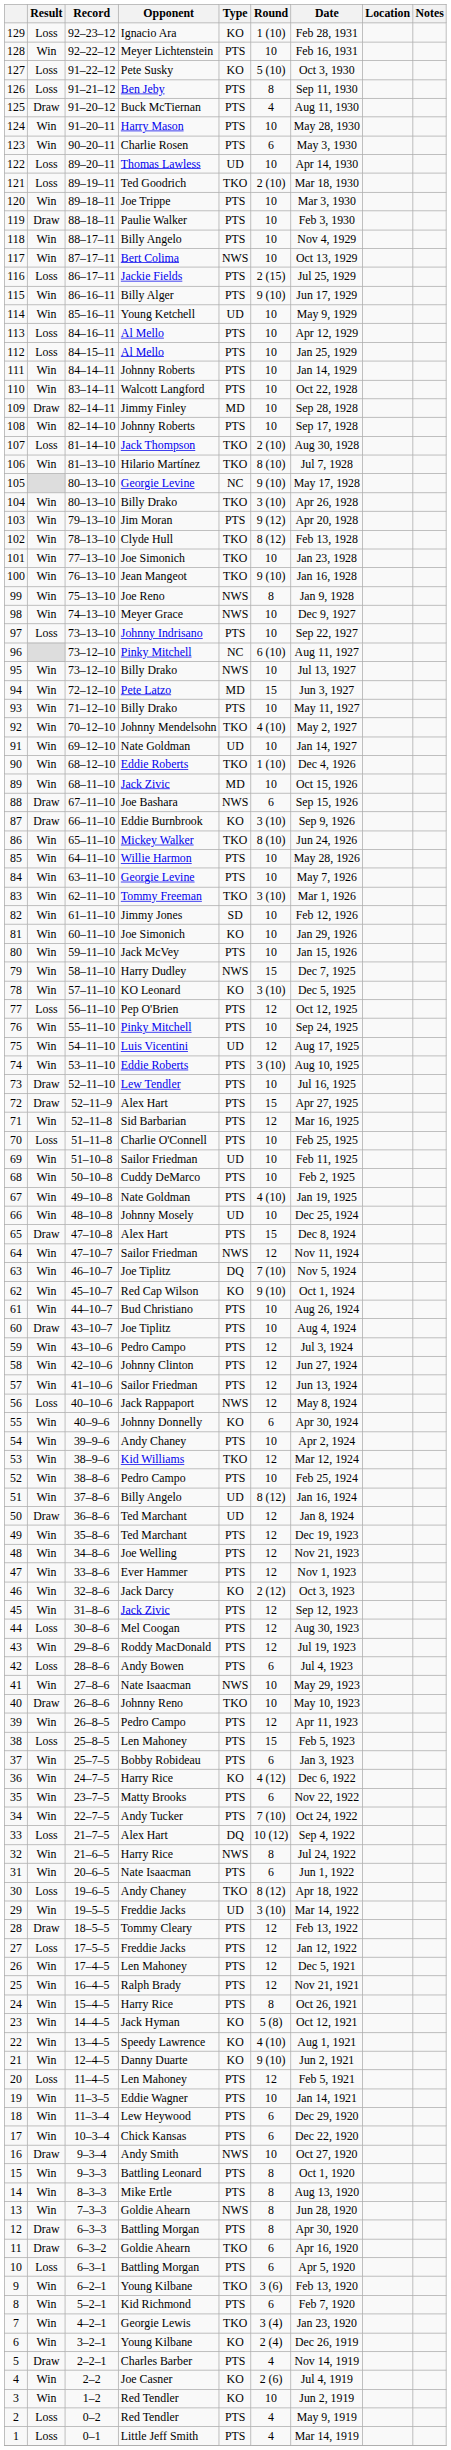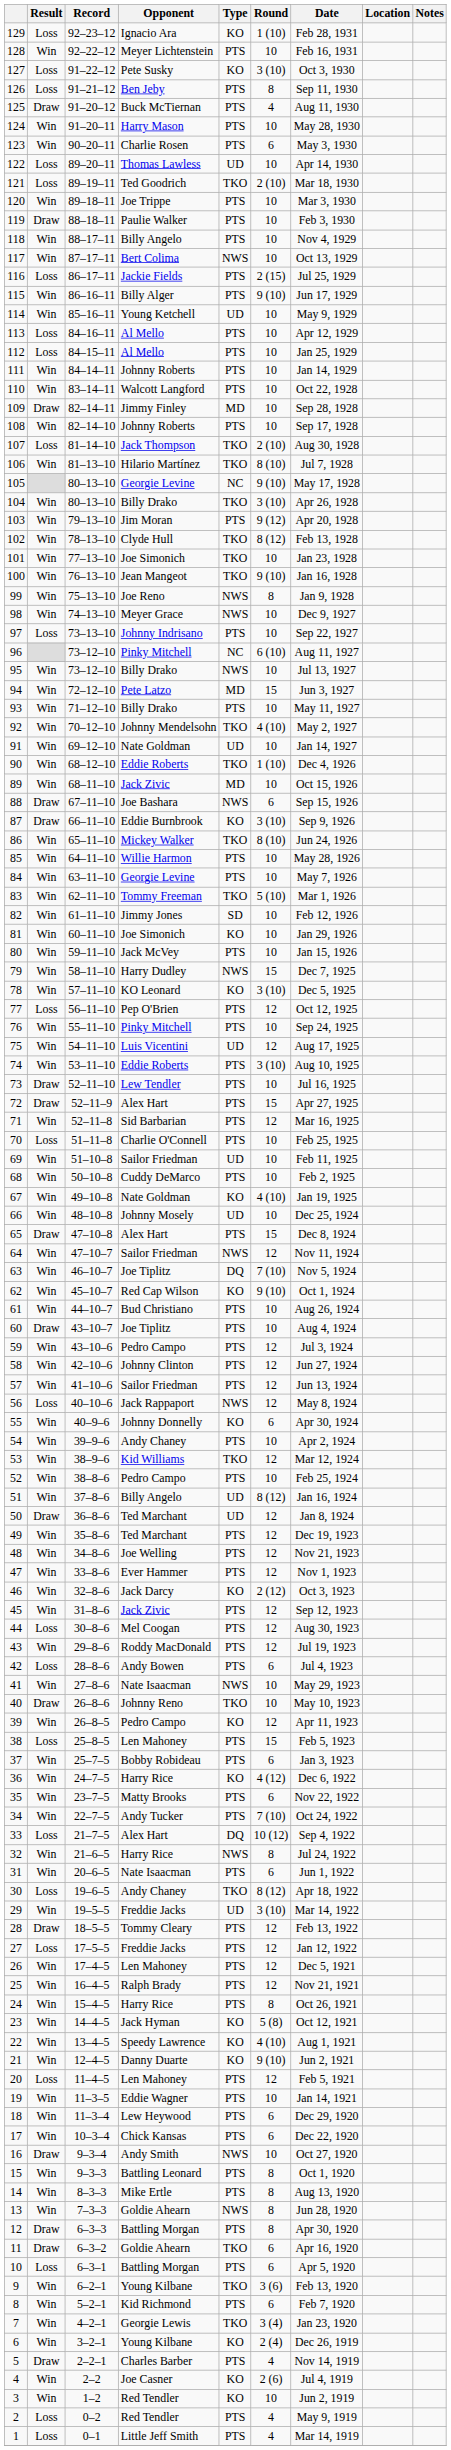(271, 70) 5 (10) -> (271, 70) 3 (10)
(271, 896) 3 (10) -> (271, 896) 5 (10)
(235, 1196) PTS -> (235, 1196) KO
(235, 1722) PTS -> (235, 1722) KO
